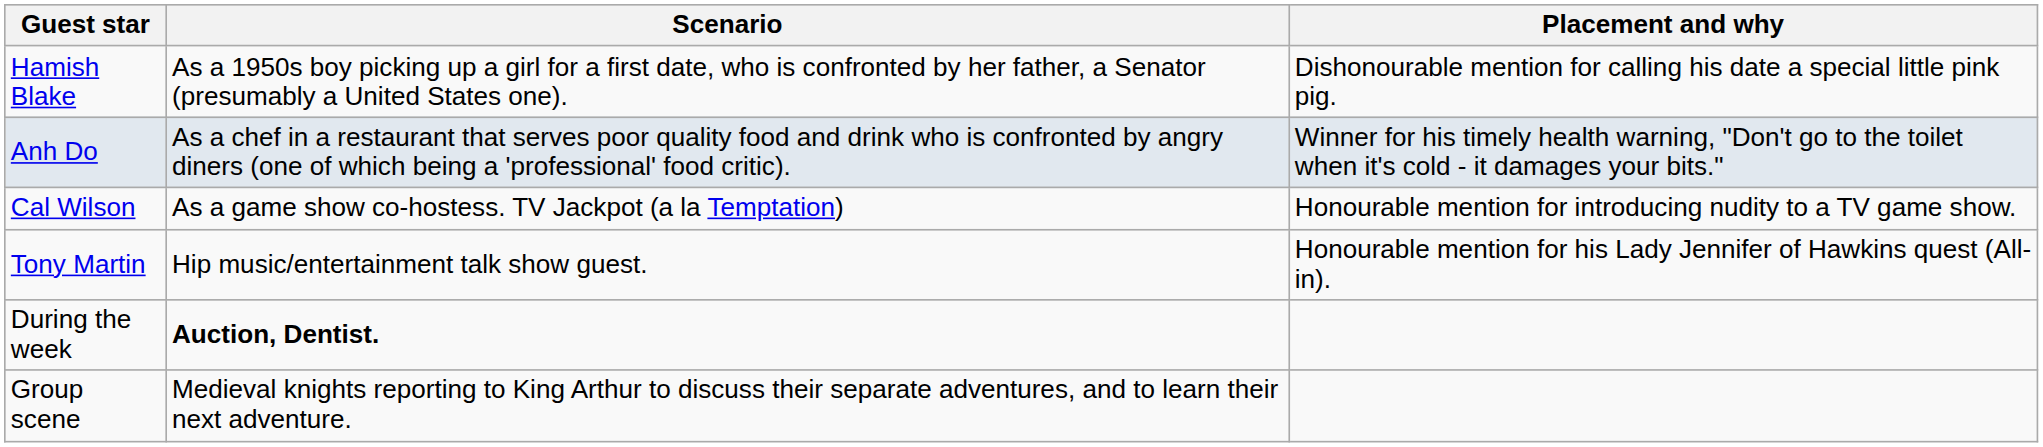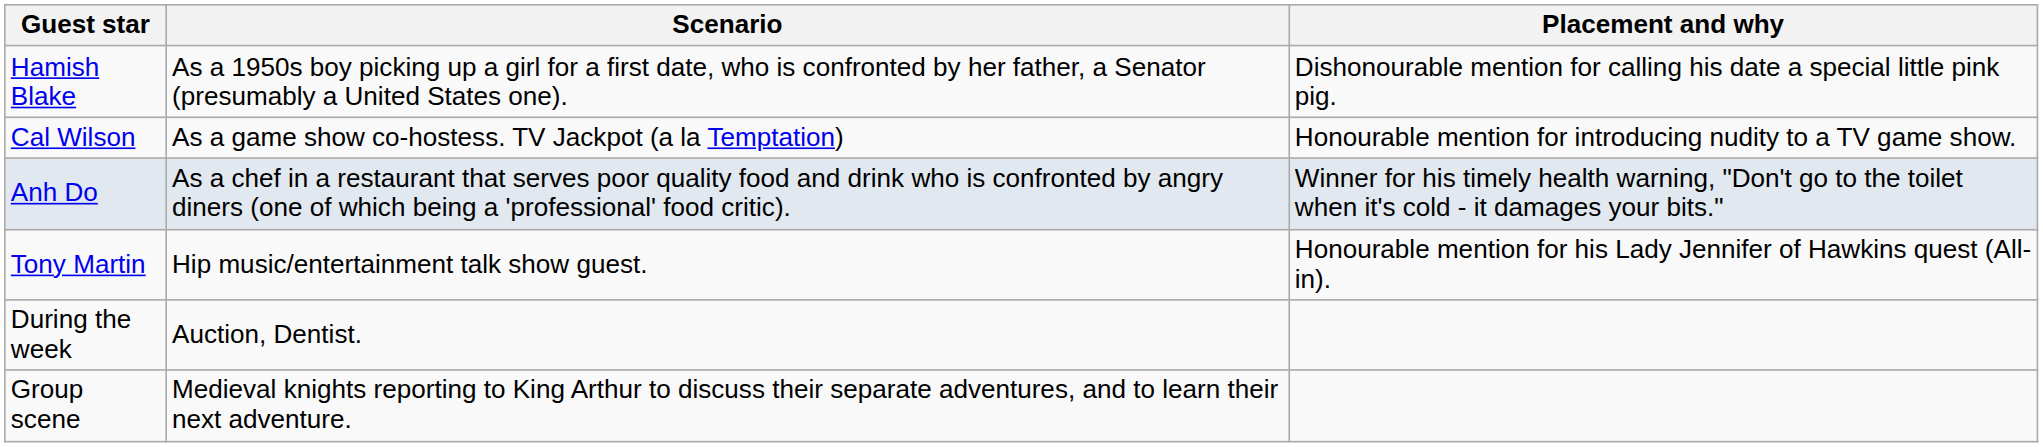rows swapped: (54, 151) <-> (73, 207)
(276, 334) bold -> (267, 334) normal
